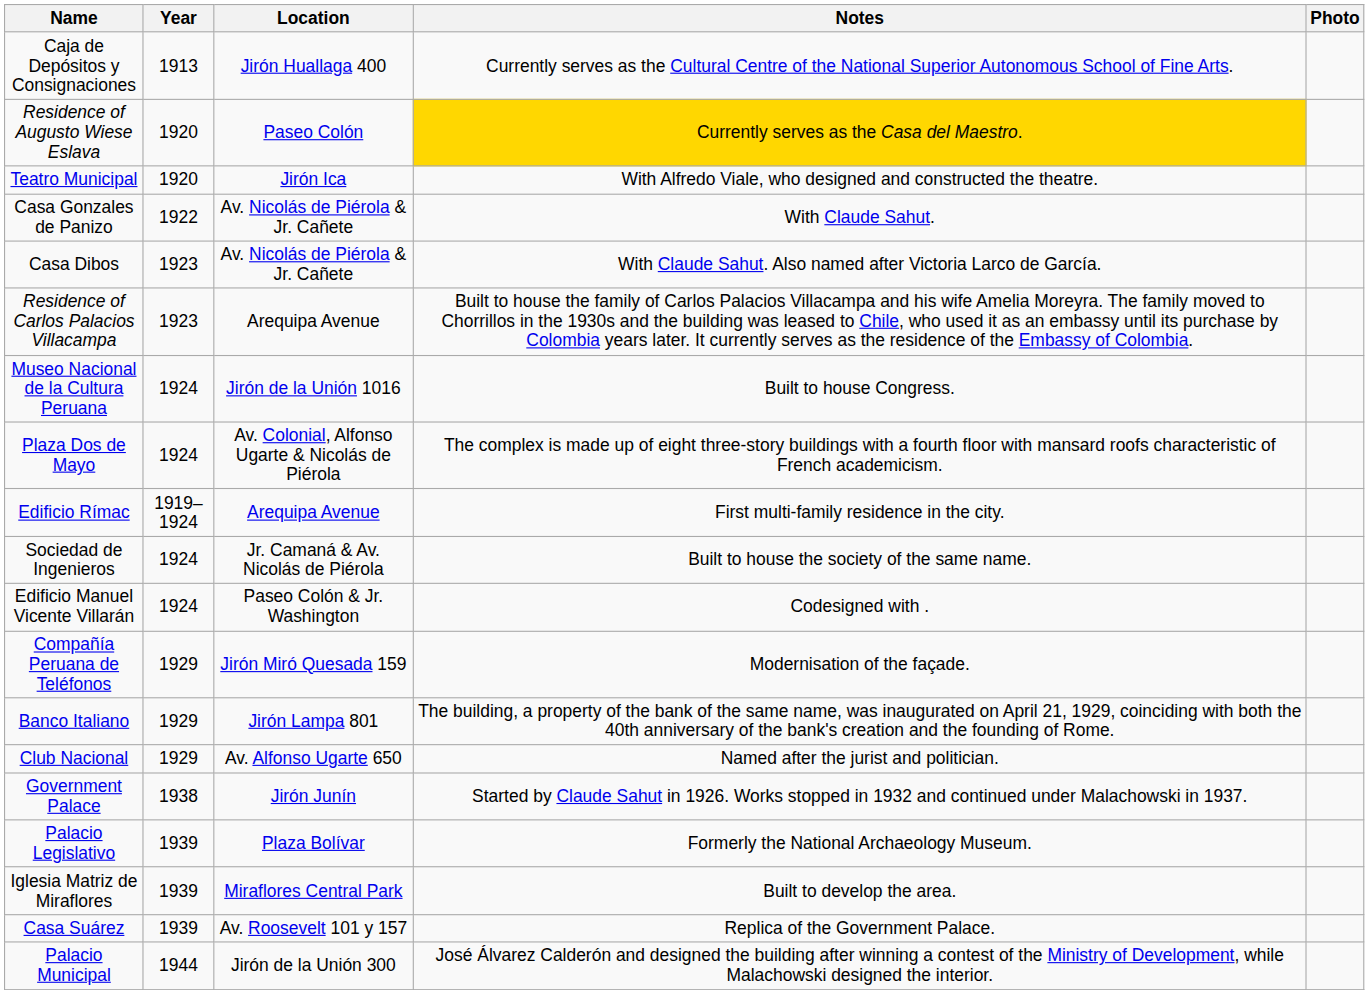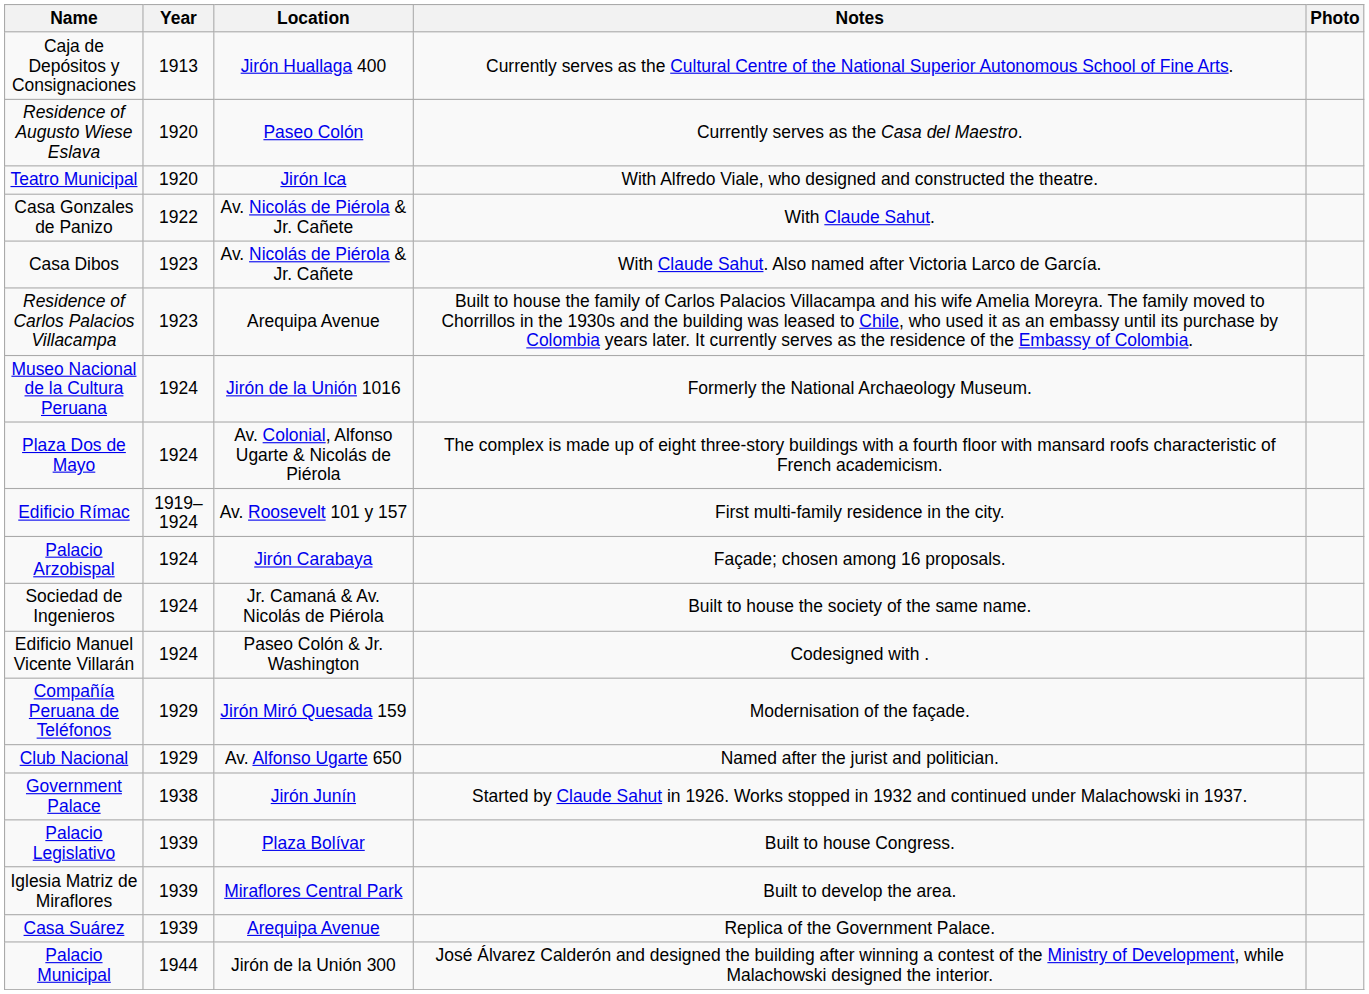(860, 132) gold background -> (860, 132) no background
(860, 388) Built to house Congress. -> (860, 388) Formerly the National Archaeology Museum.
(313, 512) Arequipa Avenue -> (313, 512) Av. Roosevelt 101 y 157
+ row: (74, 559)
- row: (74, 721)
(860, 843) Formerly the National Archaeology Museum. -> (860, 843) Built to house Congress.
(313, 928) Av. Roosevelt 101 y 157 -> (313, 928) Arequipa Avenue
